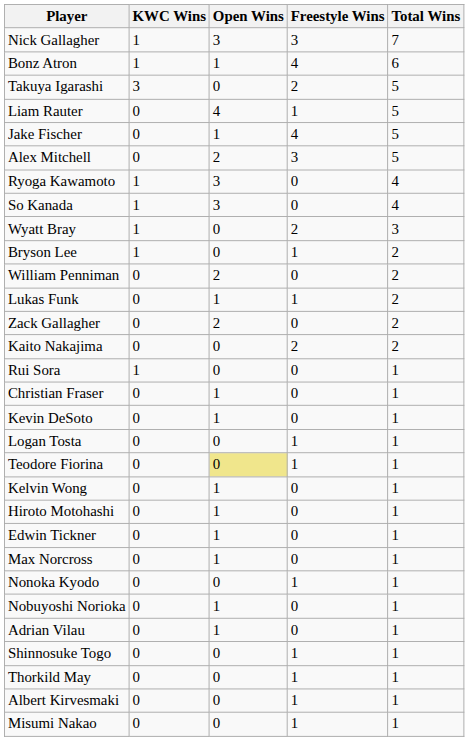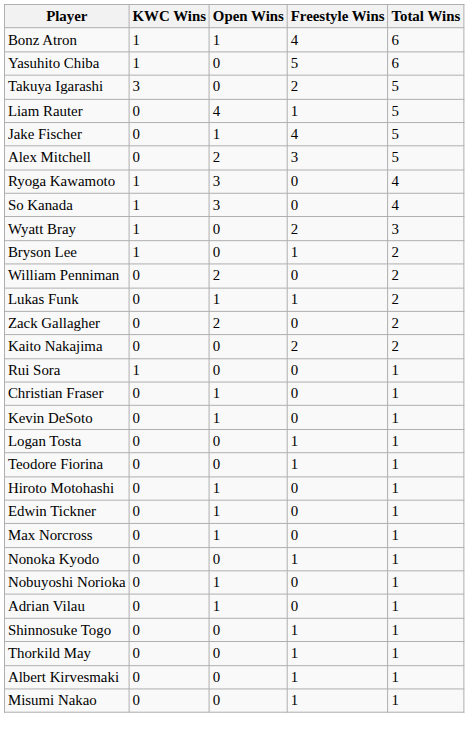- row: (54, 39)
+ row: (54, 63)
(217, 464) khaki background -> (217, 464) no background
- row: (47, 488)
